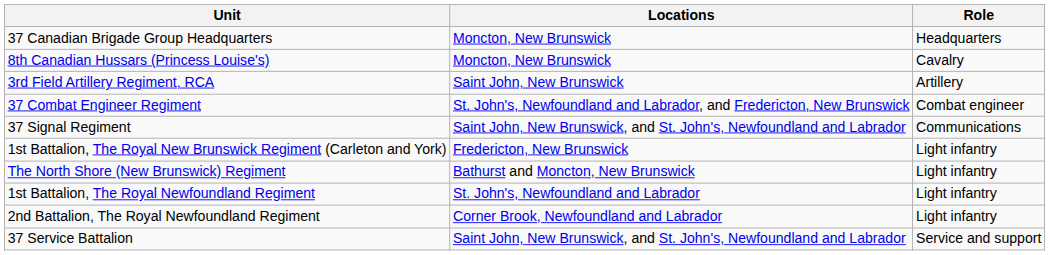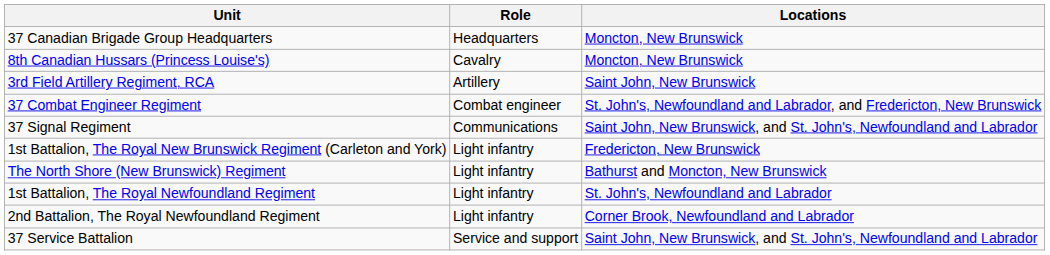columns swapped: (979, 15) <-> (681, 15)
